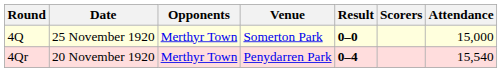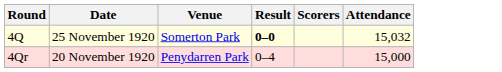- column: (199, 15)
(475, 36) 15,000 -> (392, 36) 15,032
(348, 57) bold -> (265, 57) normal
(475, 57) 15,540 -> (392, 57) 15,000
